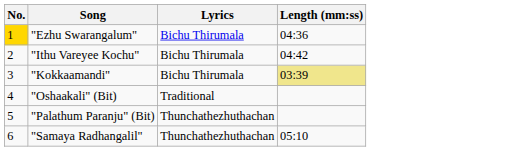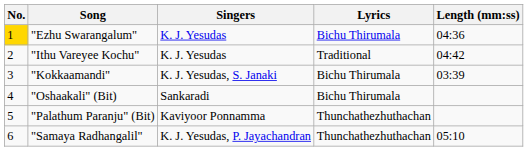+ column: (236, 14)
(202, 55) Bichu Thirumala -> (344, 55) Traditional
(294, 75) khaki background -> (451, 75) no background
(187, 96) Traditional -> (358, 96) Bichu Thirumala
